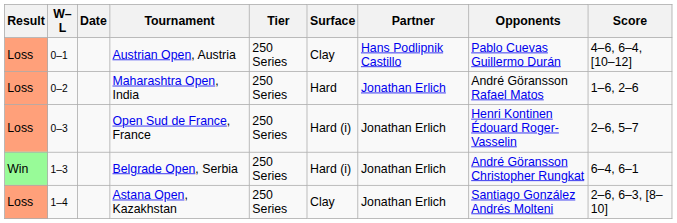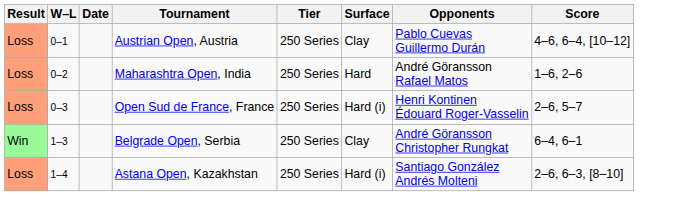- column: (413, 21)
(331, 168) Hard (i) -> (357, 140) Clay
(322, 202) Clay -> (365, 174) Hard (i)
